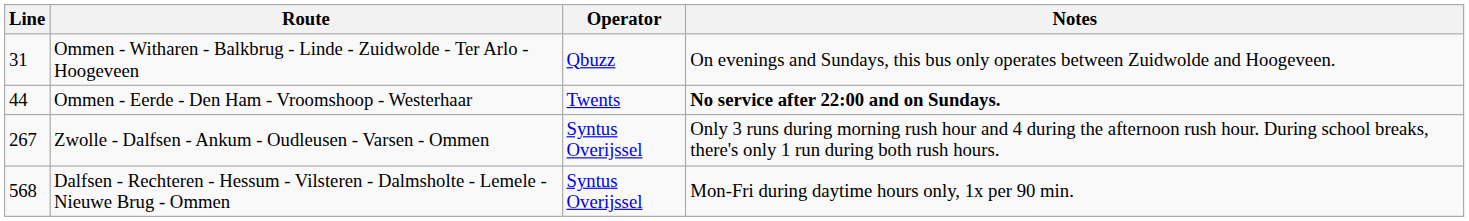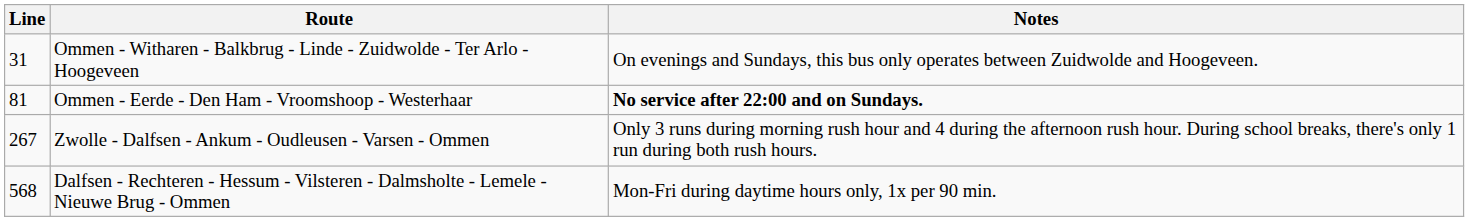- column: (624, 19)
(18, 99) 44 -> (18, 99) 81
